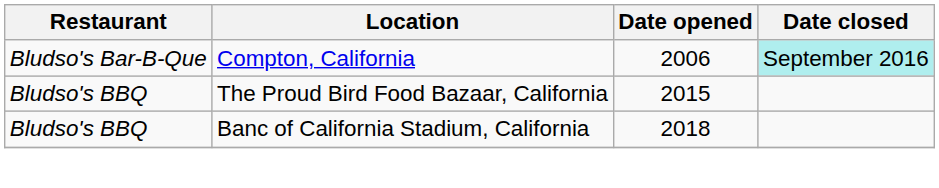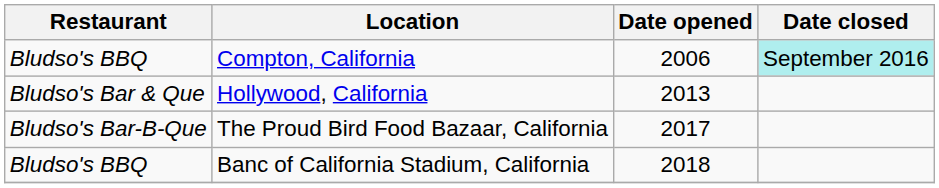(108, 57) Bludso's Bar-B-Que -> (79, 57) Bludso's BBQ
+ row: (322, 93)
(79, 93) Bludso's BBQ -> (108, 128) Bludso's Bar-B-Que
(686, 93) 2015 -> (686, 128) 2017
